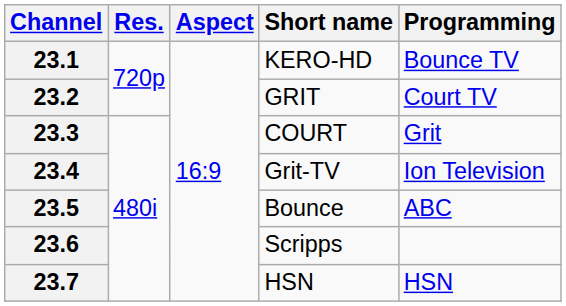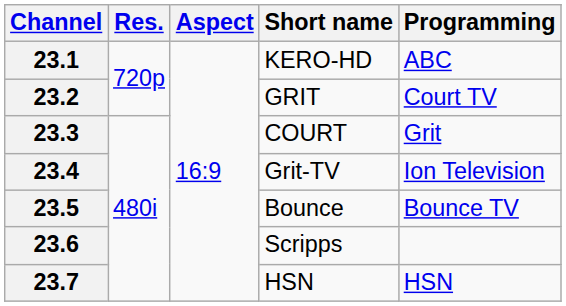(461, 60) Bounce TV -> (428, 60) ABC
(428, 208) ABC -> (461, 208) Bounce TV
